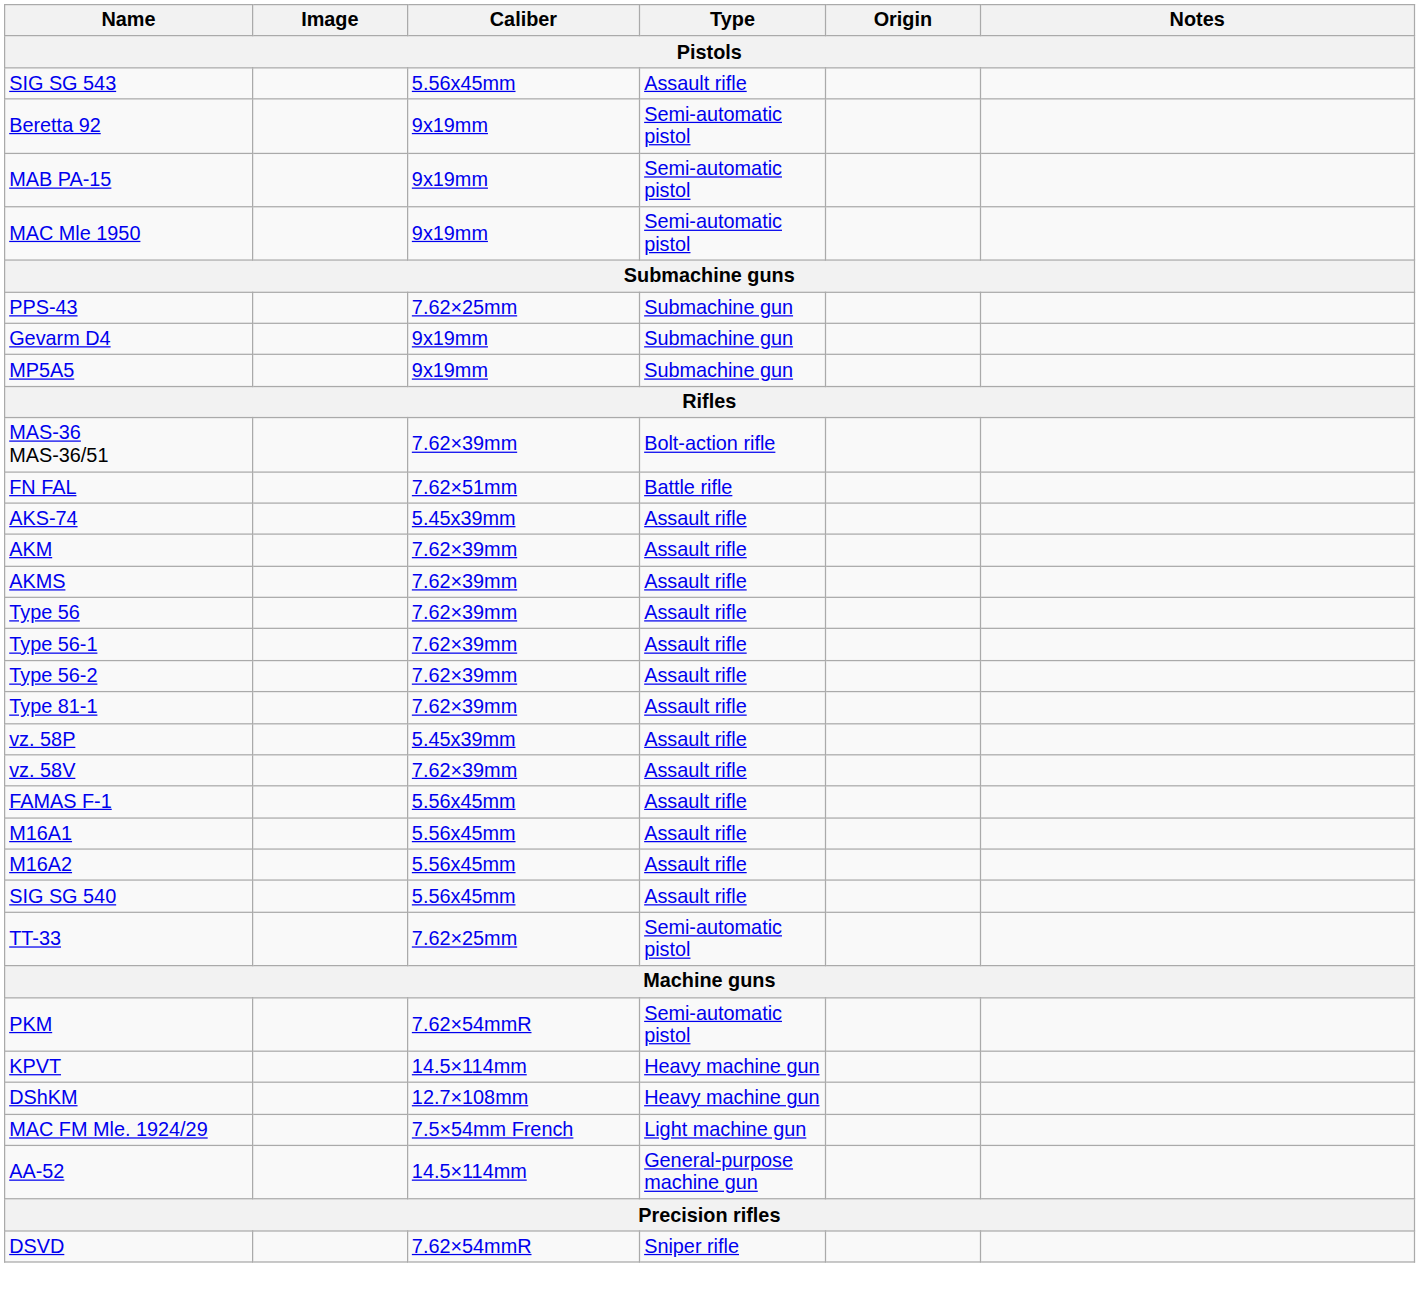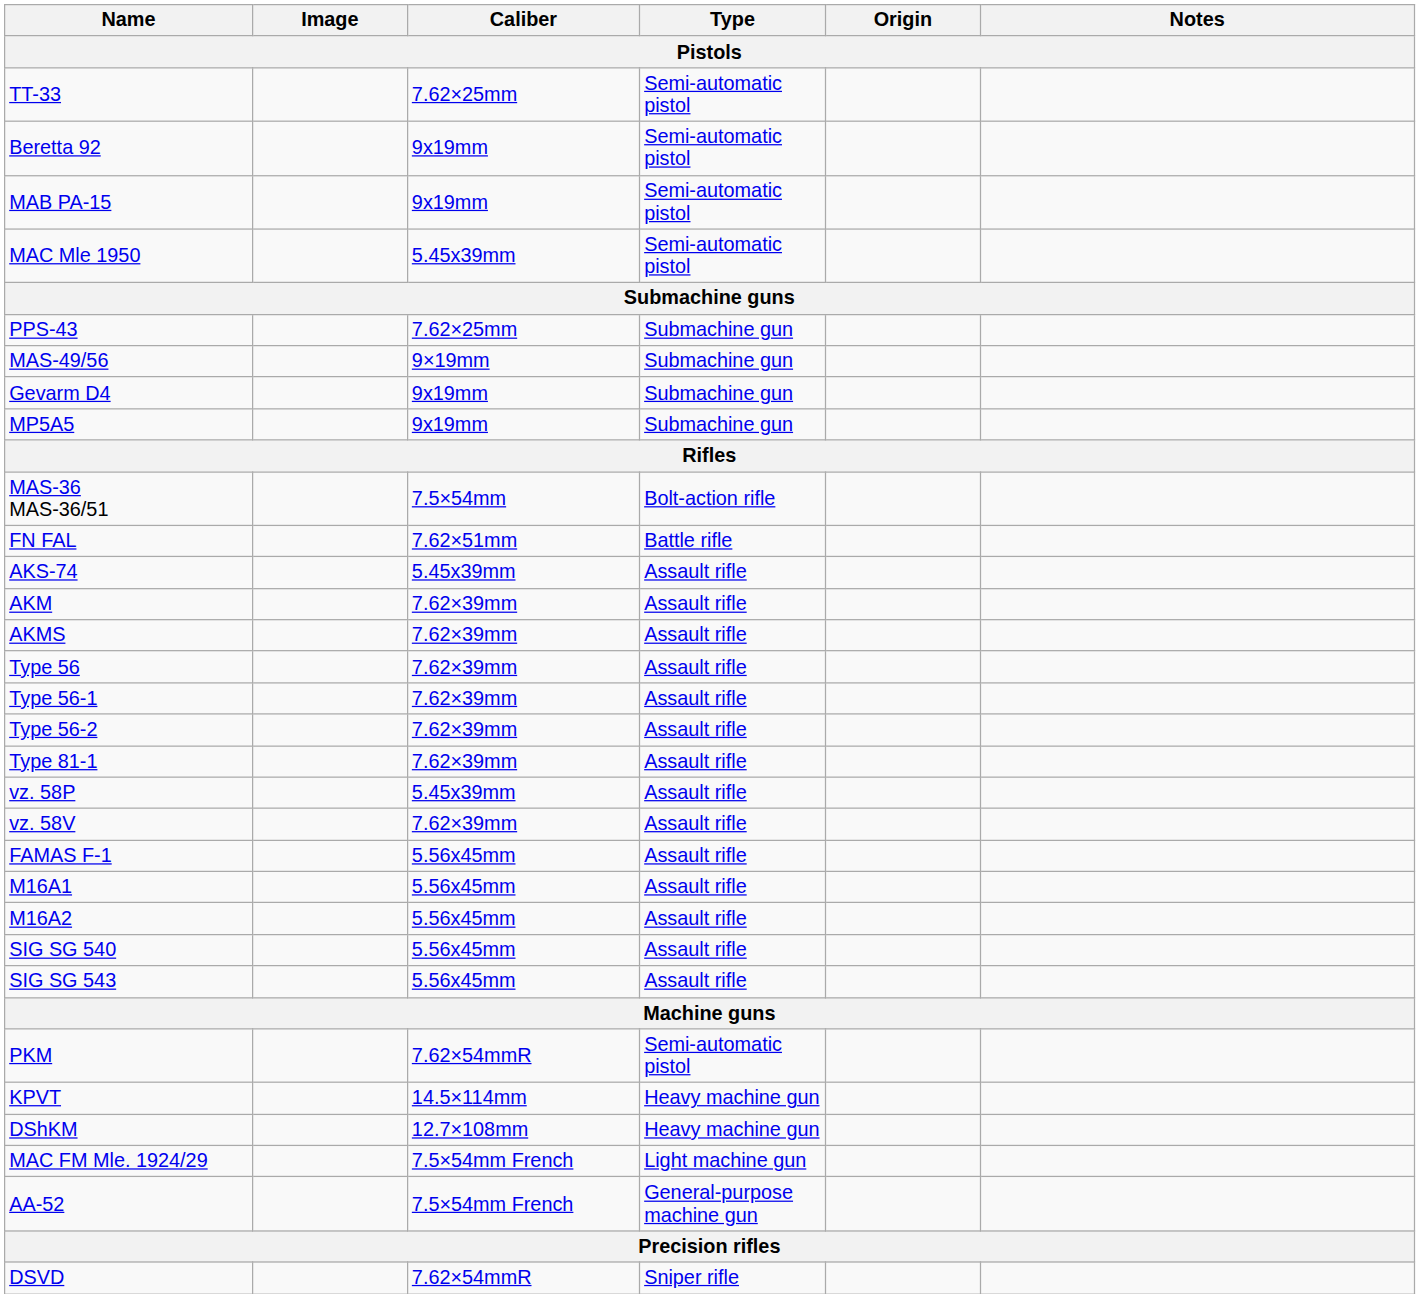rows swapped: (35, 938) <-> (63, 83)
(450, 233) 9x19mm -> (464, 255) 5.45x39mm
+ row: (59, 361)
(465, 444) 7.62×39mm -> (459, 498) 7.5×54mm
(469, 1172) 14.5×114mm -> (493, 1203) 7.5×54mm French
